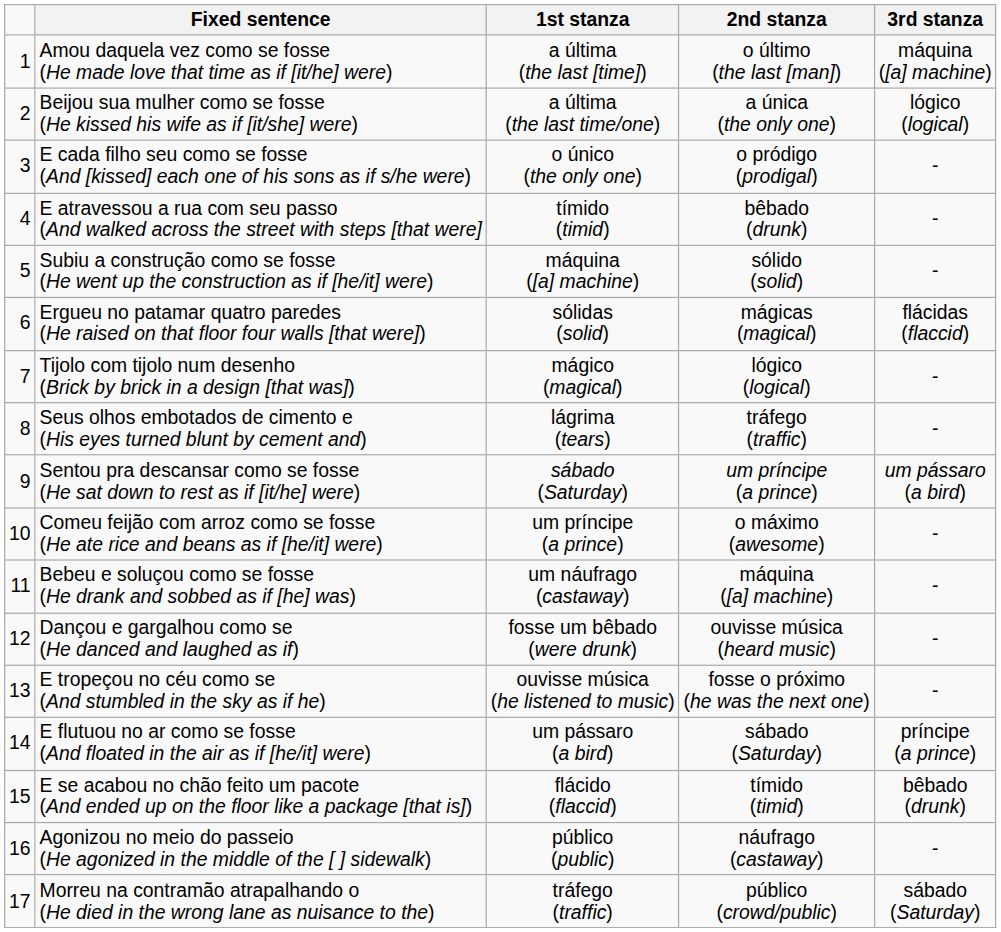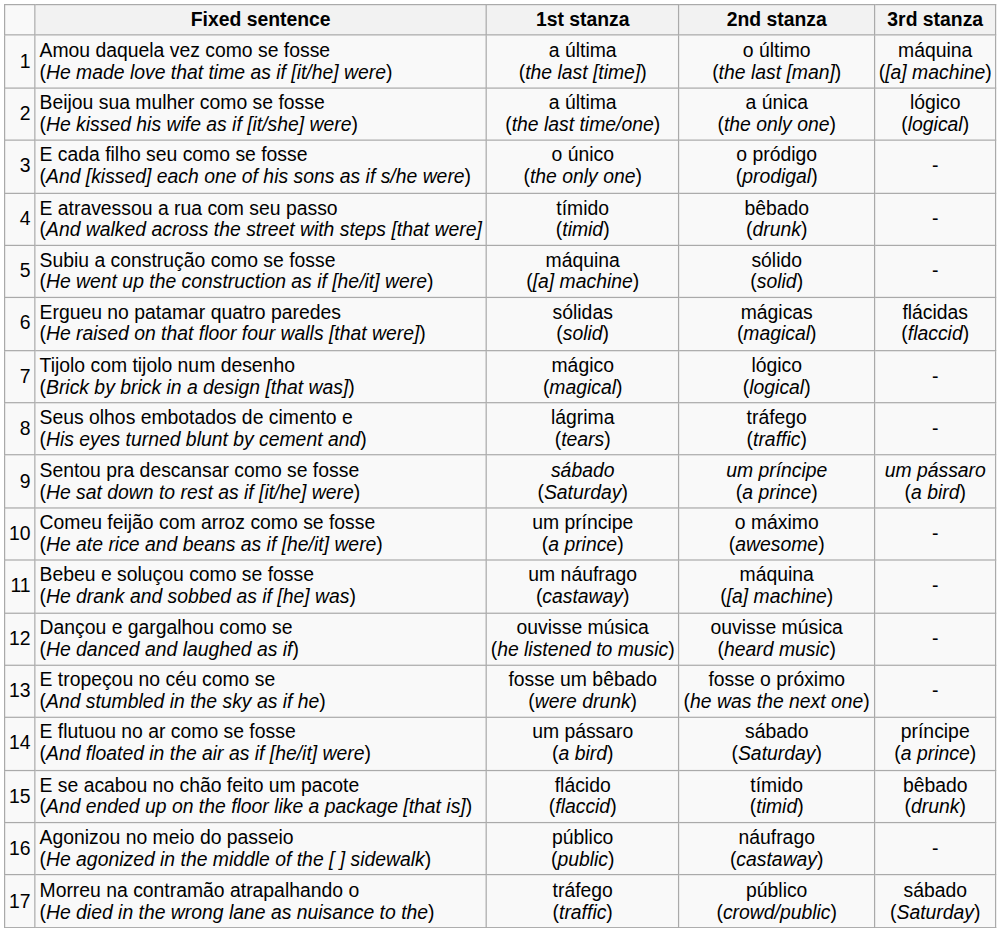(583, 638) fosse um bêbado (were drunk) -> (583, 638) ouvisse música (he listened to music)
(583, 691) ouvisse música (he listened to music) -> (583, 691) fosse um bêbado (were drunk)
